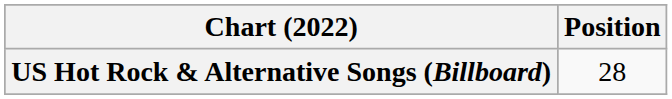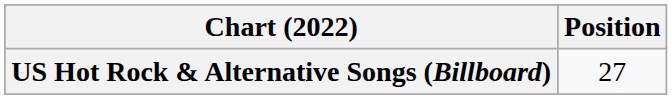(612, 71) 28 -> (612, 71) 27
